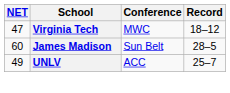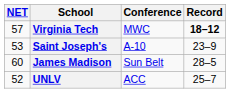(17, 29) 47 -> (17, 29) 57
(205, 29) normal -> (205, 29) bold
+ row: (70, 46)
(17, 63) 49 -> (17, 79) 52
